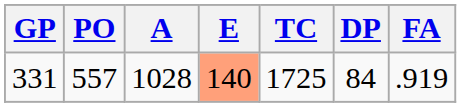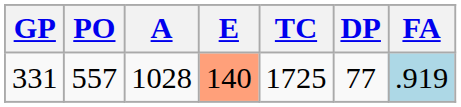(361, 76) 84 -> (361, 76) 77
(422, 76) no background -> (422, 76) lightblue background
